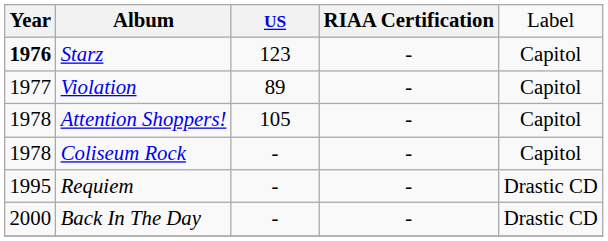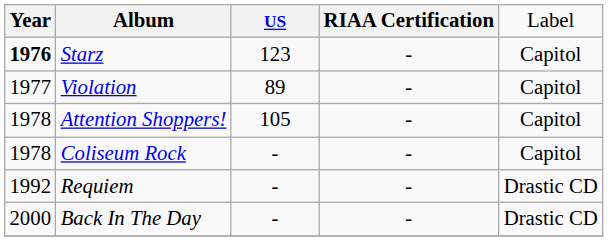(30, 185) 1995 -> (30, 185) 1992
